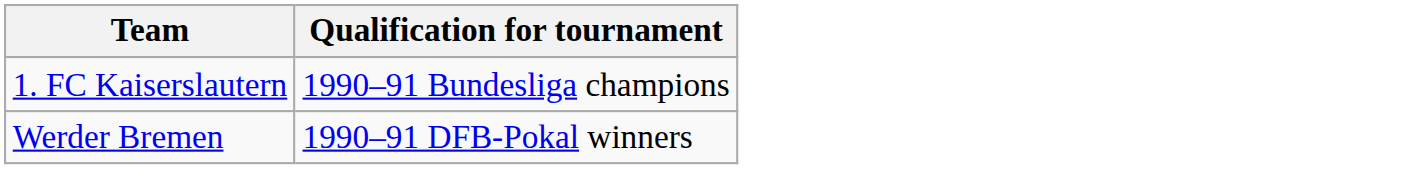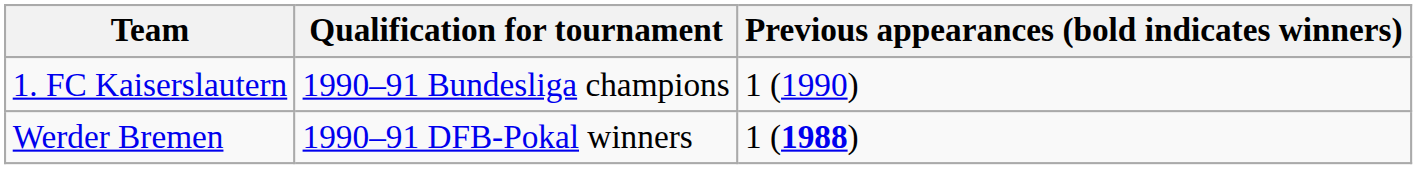+ column: (1074, 30)
